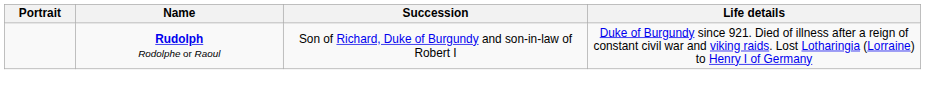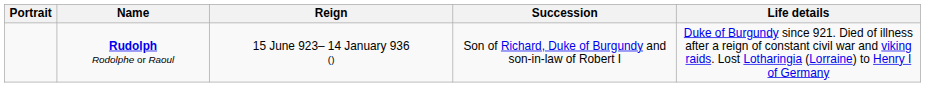+ column: (331, 13)
